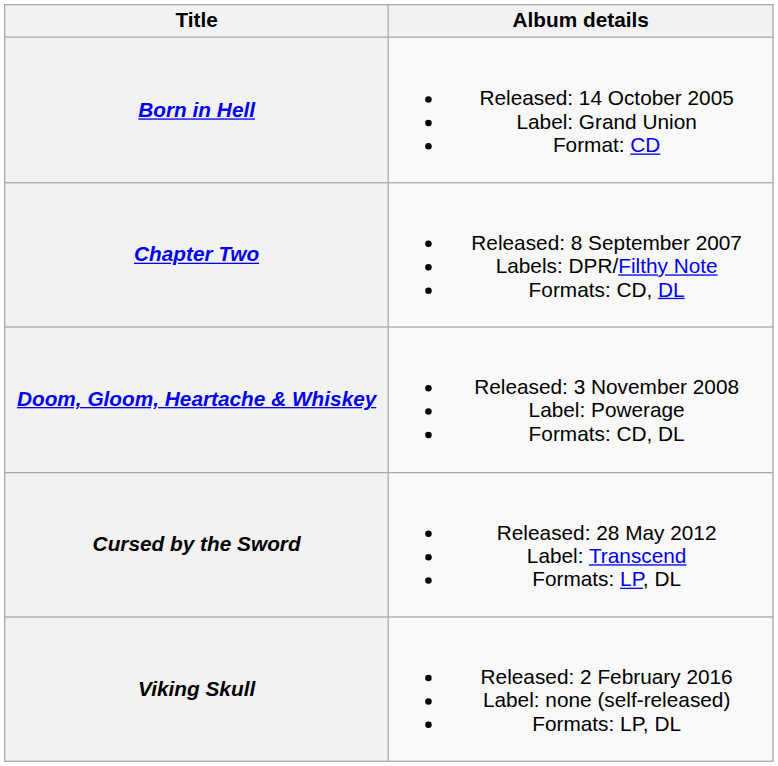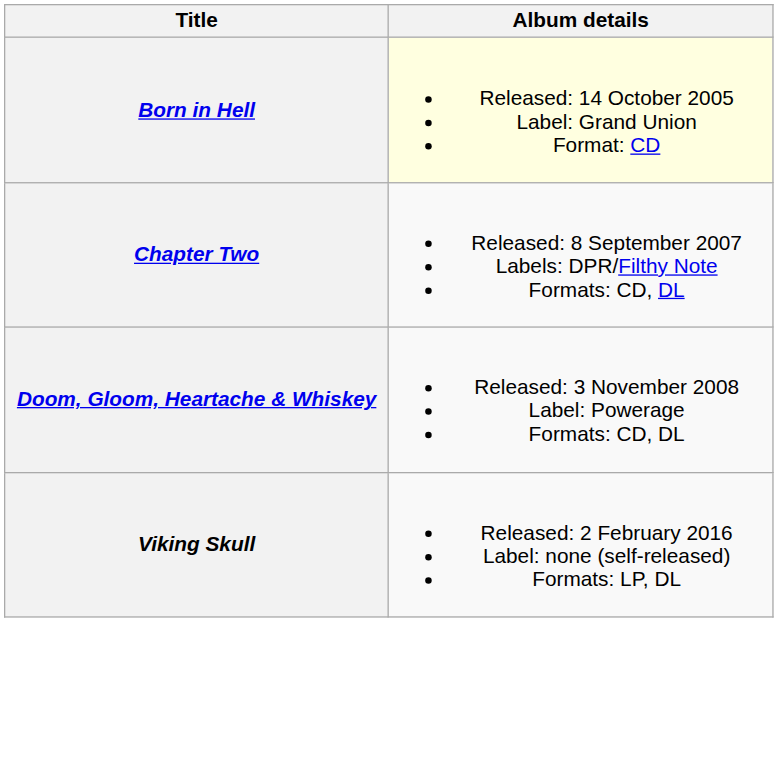(581, 122) no background -> (581, 122) lightyellow background
- row: (197, 544)
